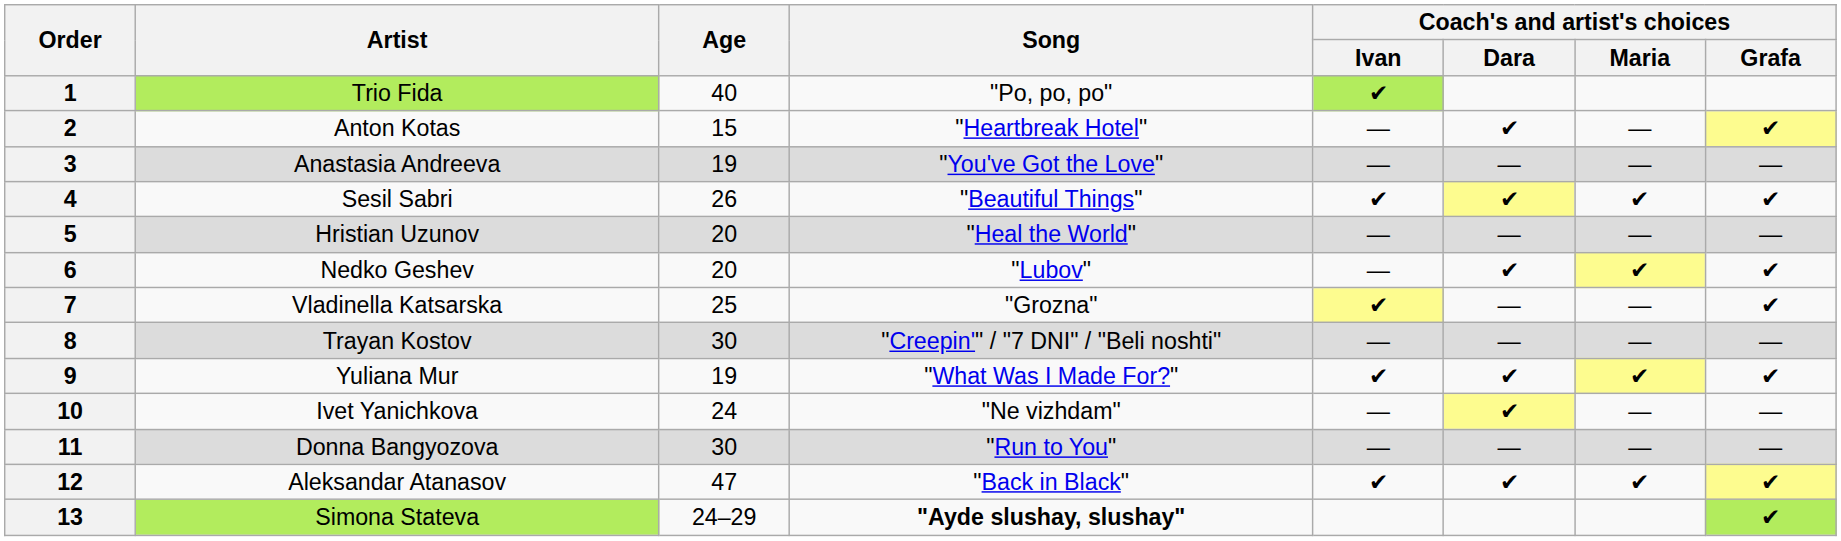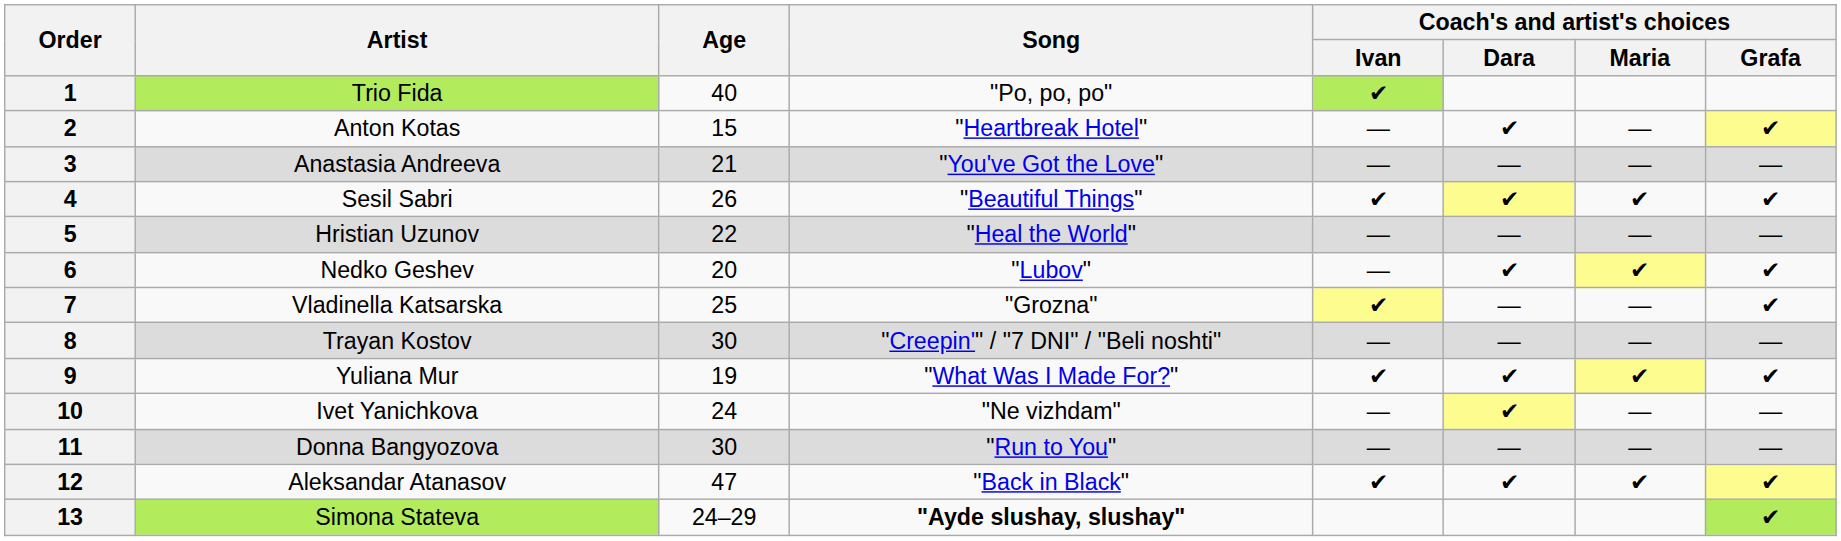(724, 164) 19 -> (724, 164) 21
(724, 234) 20 -> (724, 234) 22
